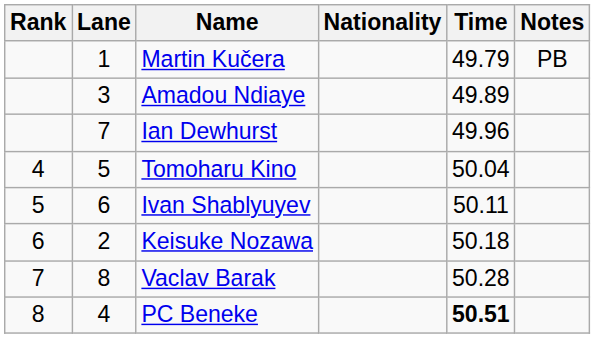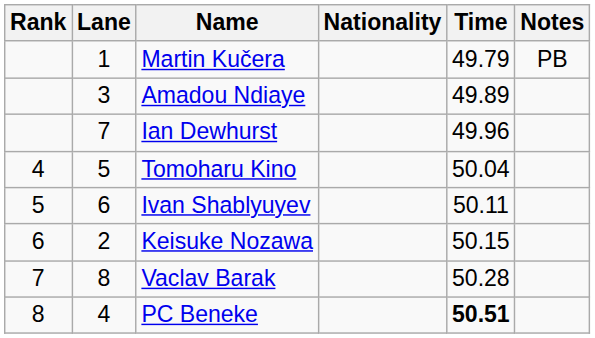(481, 242) 50.18 -> (481, 242) 50.15
